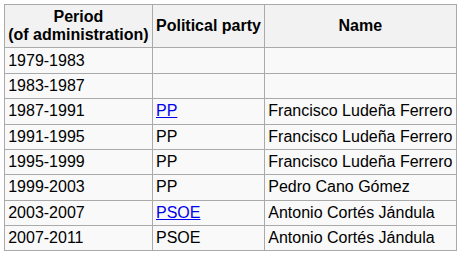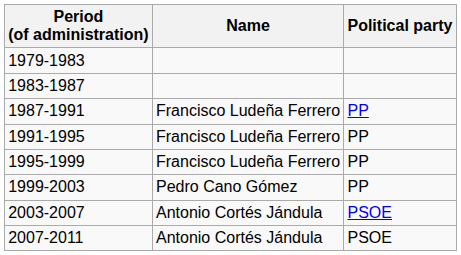columns swapped: (360, 26) <-> (208, 26)
